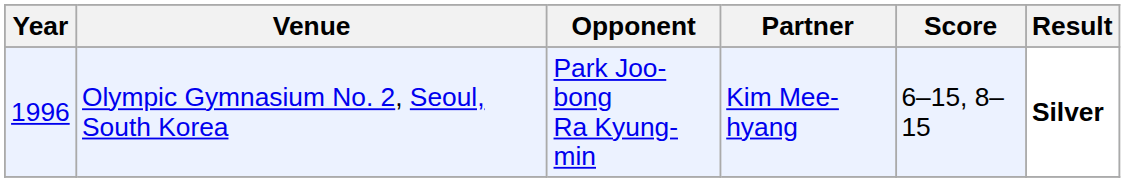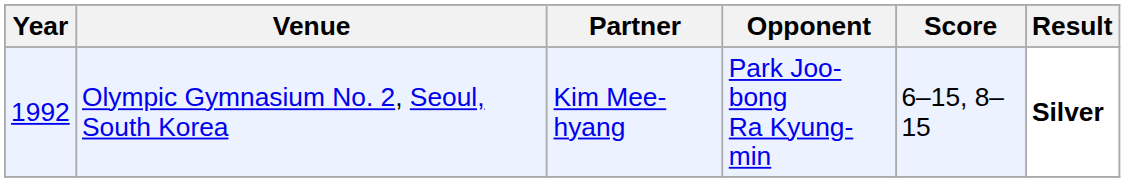columns swapped: (808, 26) <-> (634, 26)
(40, 112) 1996 -> (40, 112) 1992
